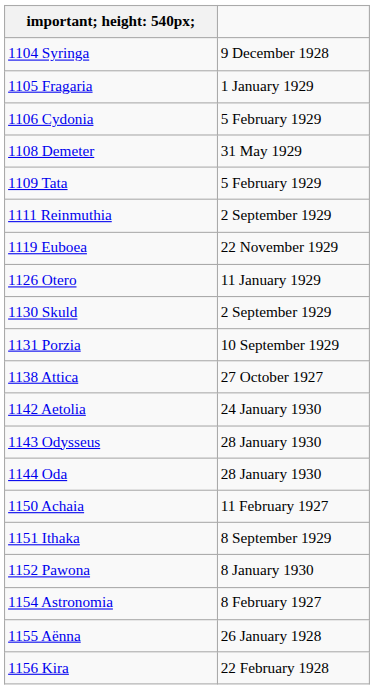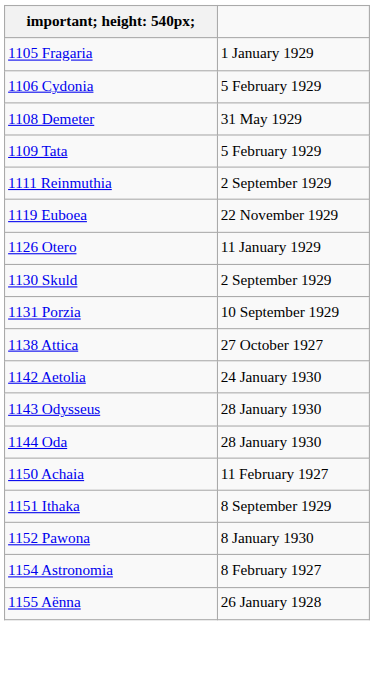- row: (49, 53)
- row: (38, 667)
